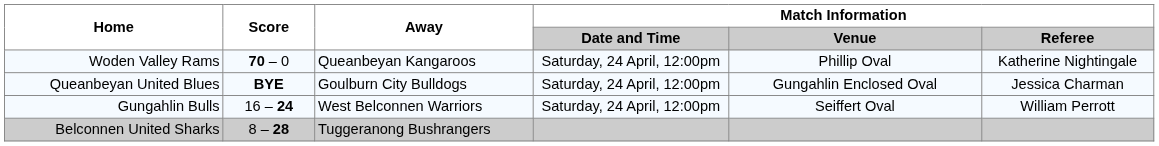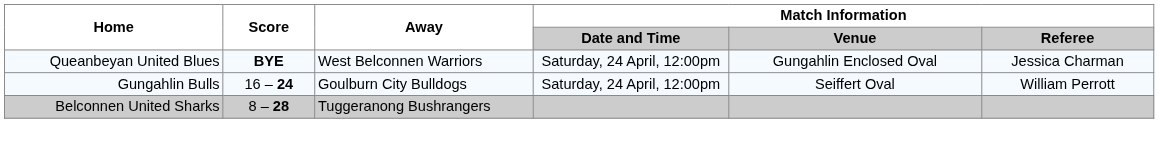- row: (154, 61)
(392, 84) Goulburn City Bulldogs -> (400, 61) West Belconnen Warriors
(400, 106) West Belconnen Warriors -> (392, 84) Goulburn City Bulldogs
